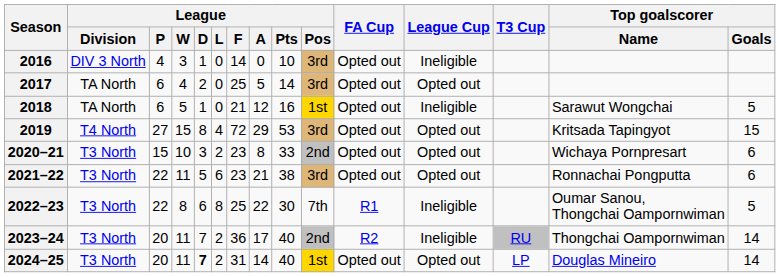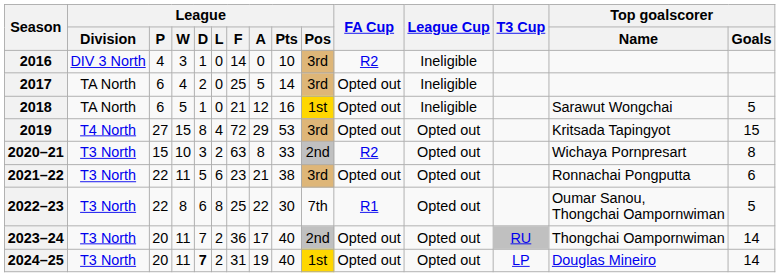(369, 61) Opted out -> (369, 61) R2
(449, 84) Opted out -> (449, 84) Ineligible
(238, 152) 23 -> (238, 152) 63
(369, 152) Opted out -> (369, 152) R2
(751, 152) 6 -> (751, 152) 8
(449, 206) Ineligible -> (449, 206) Opted out
(369, 237) R2 -> (369, 237) Opted out
(449, 237) Ineligible -> (449, 237) Opted out
(261, 260) 14 -> (261, 260) 19
